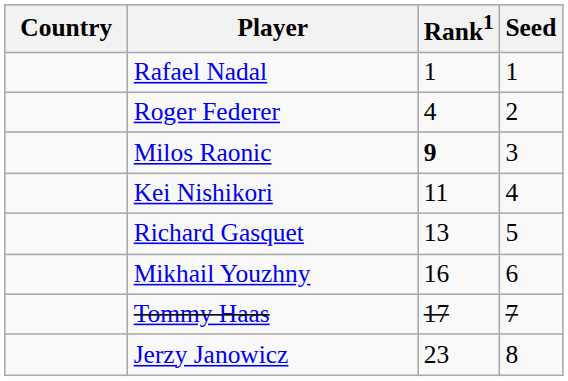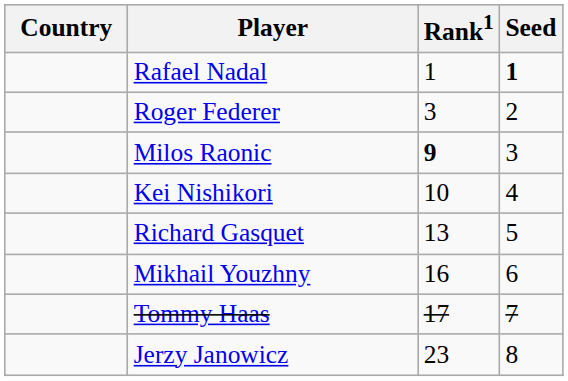(512, 71) normal -> (512, 71) bold
(430, 112) 4 -> (430, 112) 3
(436, 192) 11 -> (436, 192) 10
